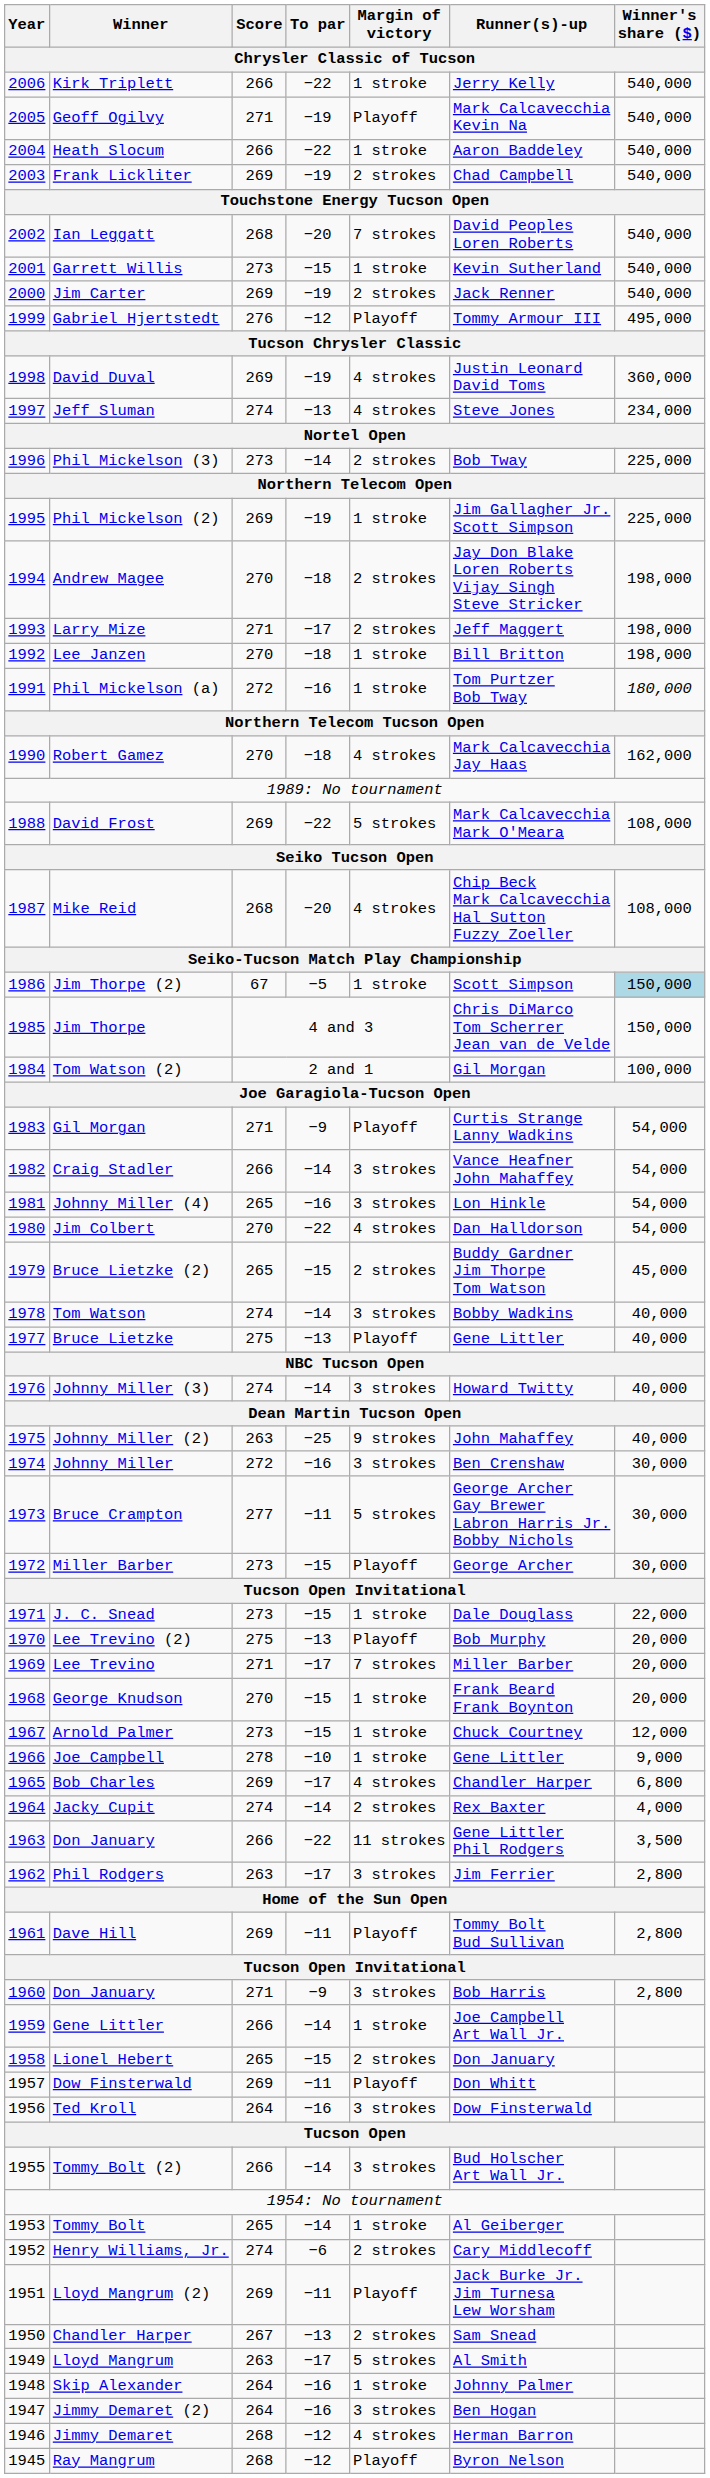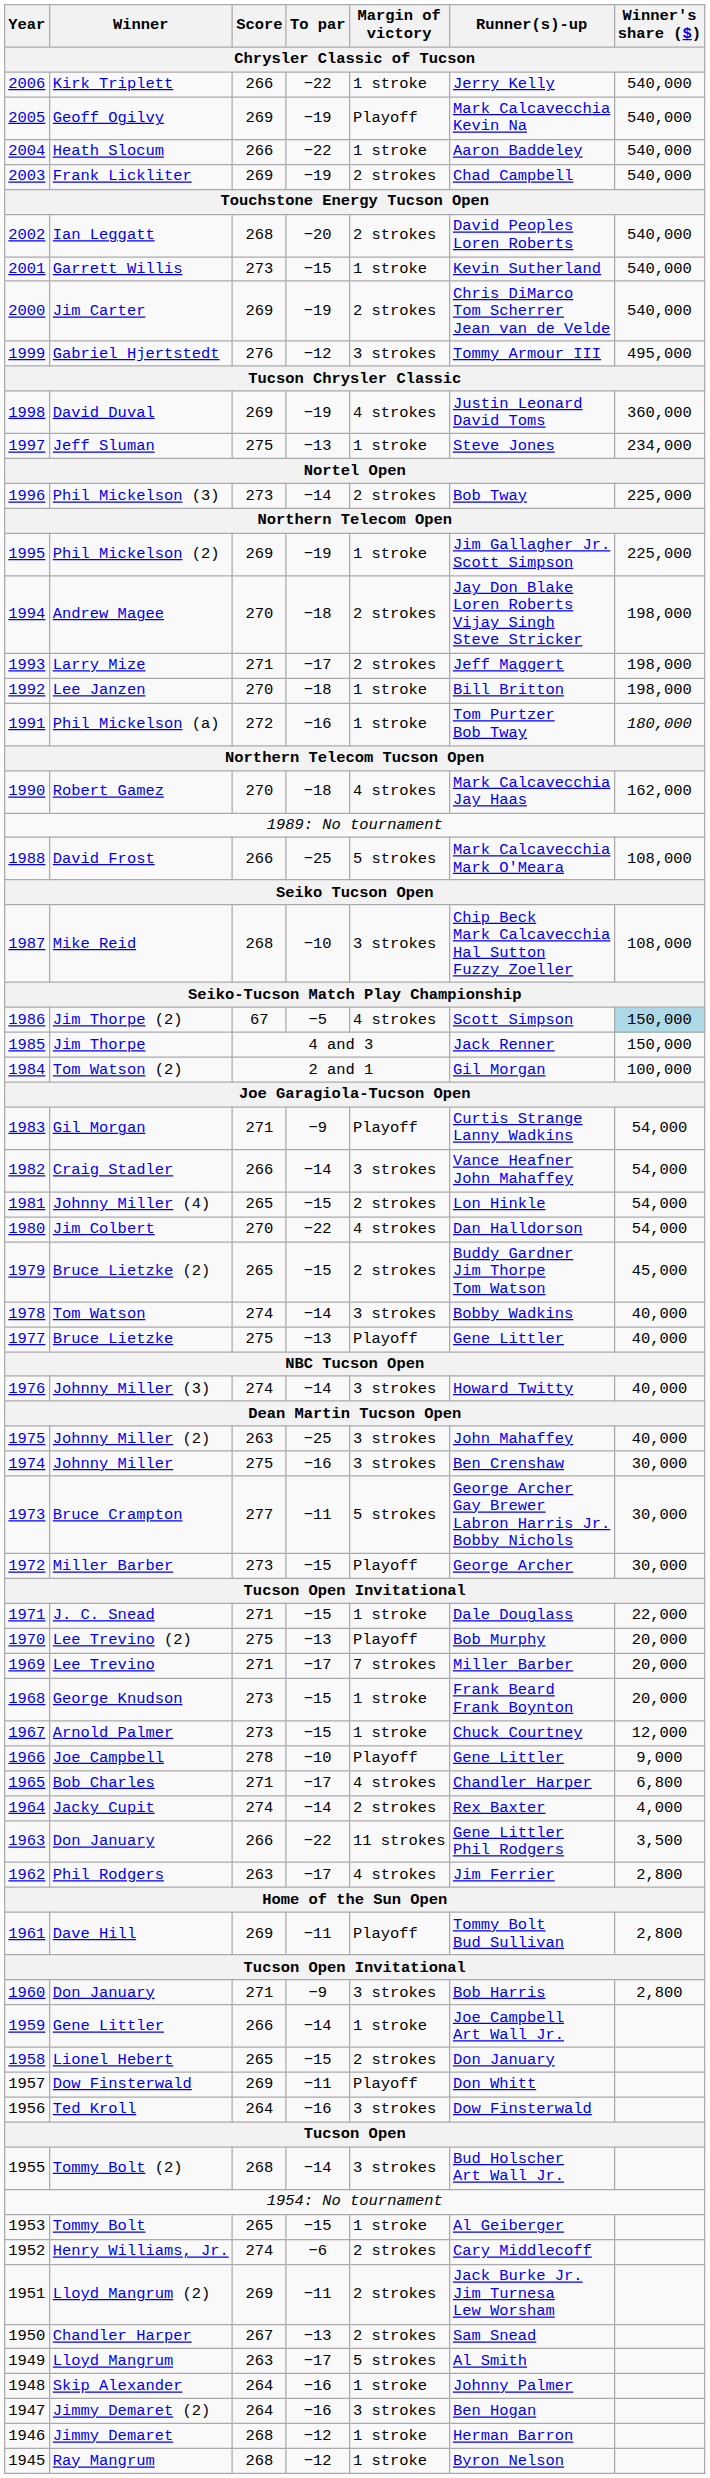(259, 118) 271 -> (259, 118) 269
(395, 236) 7 strokes -> (395, 236) 2 strokes
(504, 294) Jack Renner -> (532, 312) Chris DiMarco Tom Scherrer Jean van de Velde
(385, 319) Playoff -> (395, 354) 3 strokes
(259, 411) 274 -> (259, 446) 275
(395, 411) 4 strokes -> (390, 446) 1 stroke
(259, 824) 269 -> (259, 859) 266
(318, 824) −22 -> (318, 859) −25
(318, 909) −20 -> (318, 944) −10
(395, 909) 4 strokes -> (395, 944) 3 strokes
(390, 985) 1 stroke -> (395, 1020) 4 strokes
(532, 1028) Chris DiMarco Tom Scherrer Jean van de Velde -> (504, 1045) Jack Renner
(318, 1205) −16 -> (318, 1205) −15
(395, 1205) 3 strokes -> (395, 1205) 2 strokes
(395, 1439) 9 strokes -> (395, 1439) 3 strokes
(259, 1464) 272 -> (259, 1464) 275
(259, 1616) 273 -> (259, 1616) 271
(259, 1700) 270 -> (259, 1700) 273
(390, 1758) 1 stroke -> (385, 1758) Playoff
(259, 1783) 269 -> (259, 1783) 271
(395, 1875) 3 strokes -> (395, 1875) 4 strokes
(259, 2168) 266 -> (259, 2168) 268
(318, 2227) −14 -> (318, 2227) −15
(385, 2294) Playoff -> (395, 2294) 2 strokes
(395, 2436) 4 strokes -> (390, 2436) 1 stroke
(385, 2461) Playoff -> (390, 2461) 1 stroke
